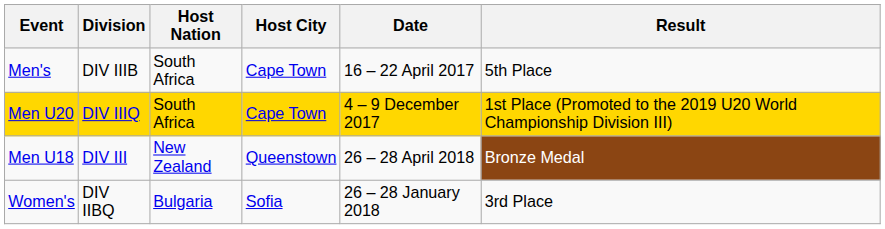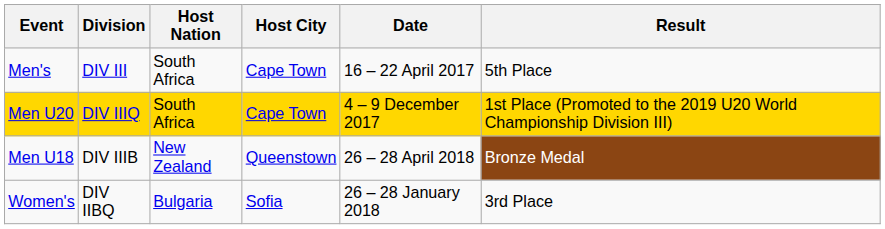(110, 70) DIV IIIB -> (105, 70) DIV III
(105, 157) DIV III -> (110, 157) DIV IIIB
